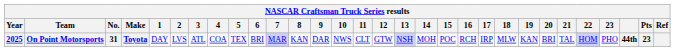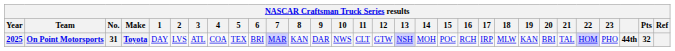(647, 39) 23 -> (647, 39) 32
